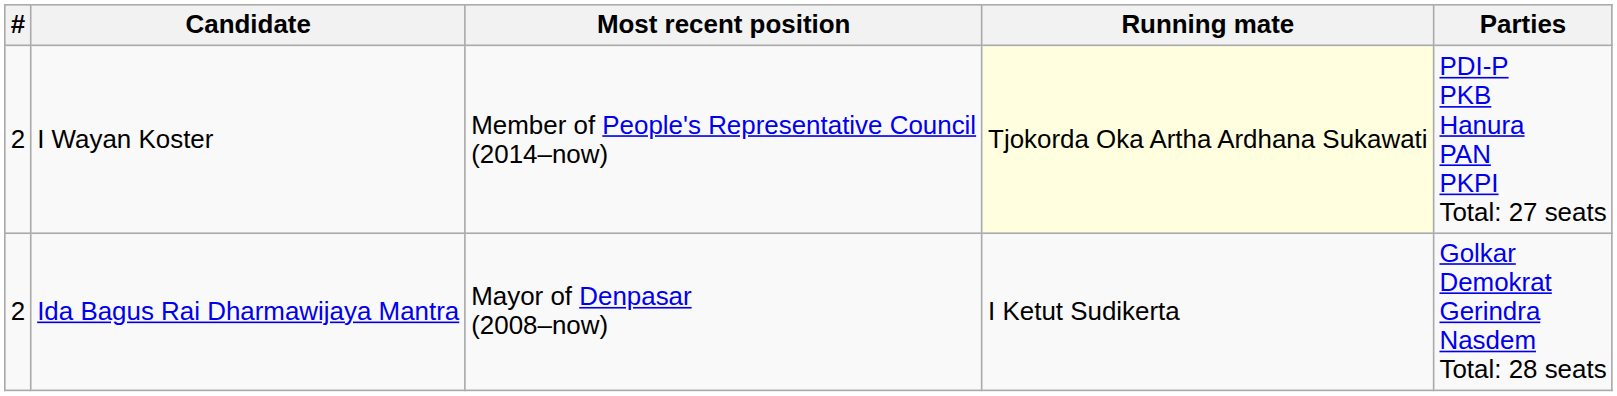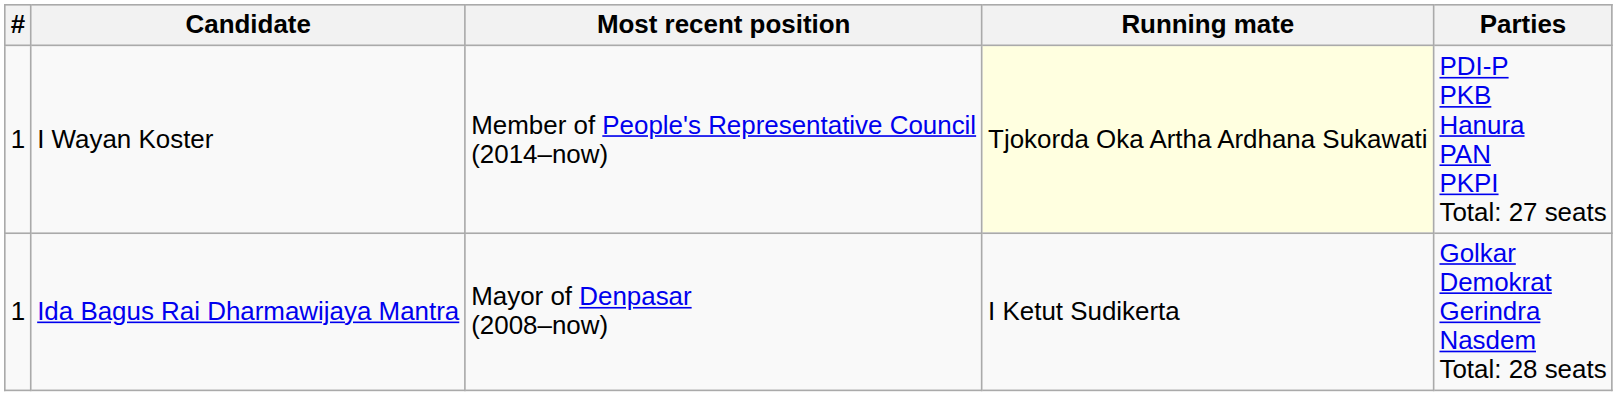(18, 139) 2 -> (18, 139) 1
(18, 311) 2 -> (18, 311) 1
